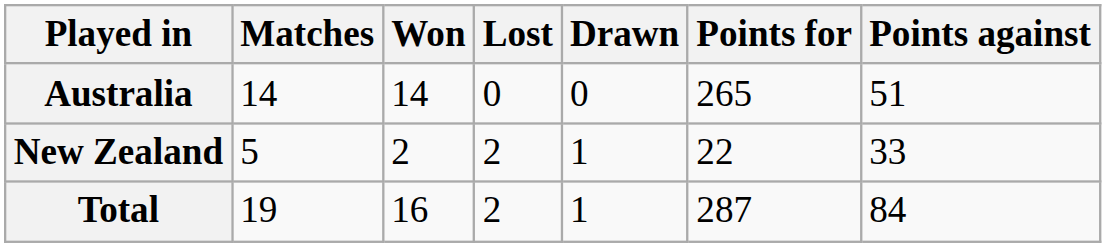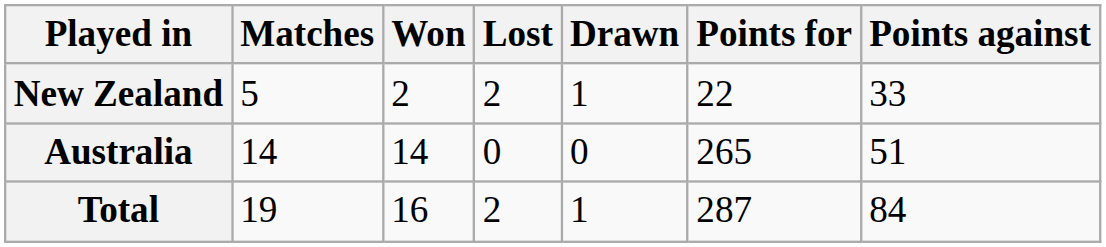rows swapped: (118, 92) <-> (118, 151)
